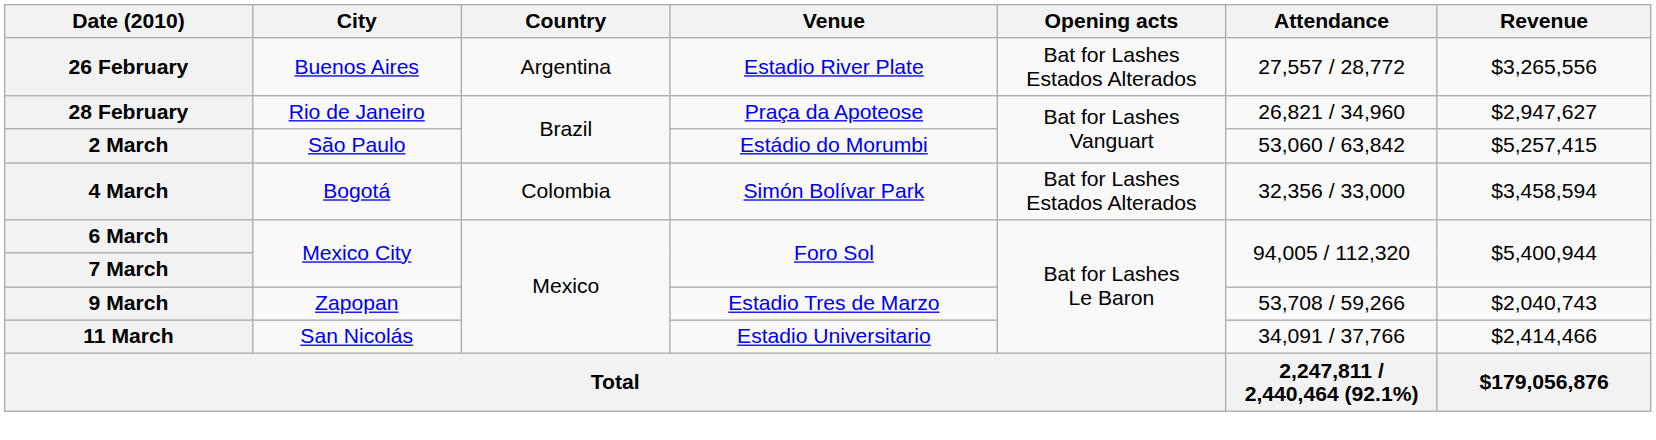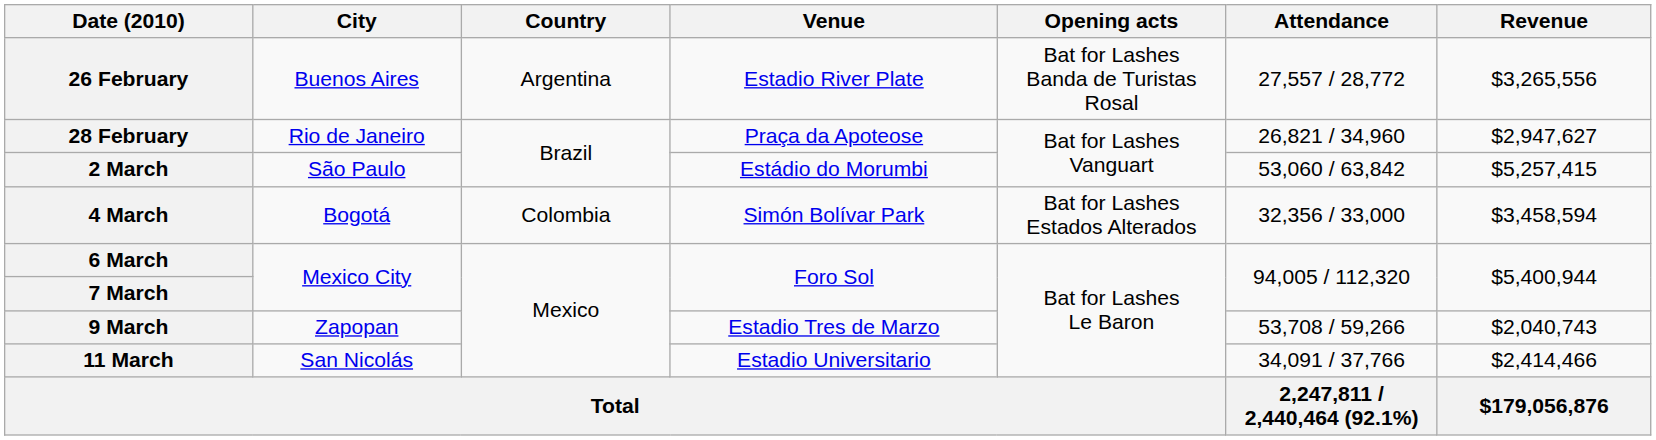(1111, 66) Bat for Lashes Estados Alterados -> (1111, 78) Bat for Lashes Banda de Turistas Rosal
